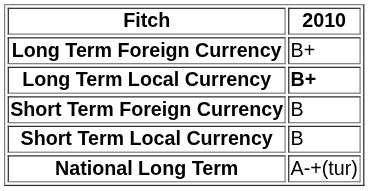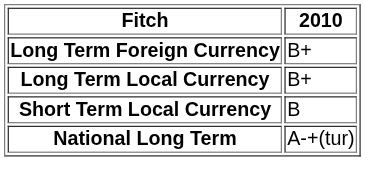(303, 80) bold -> (300, 80) normal
- row: (147, 109)
